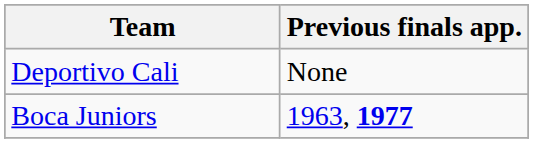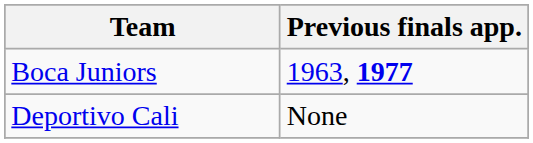rows swapped: (95, 71) <-> (84, 115)
